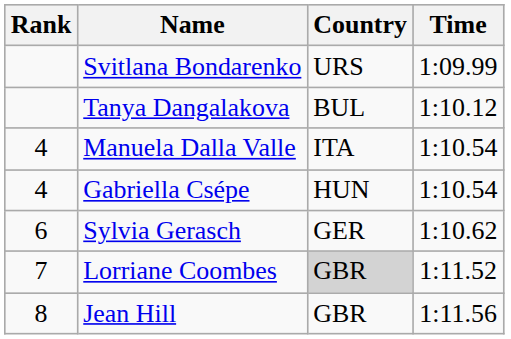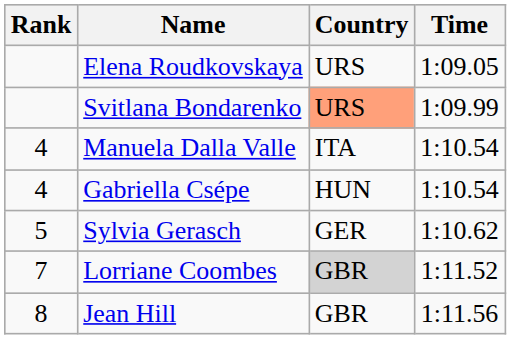+ row: (193, 66)
(339, 66) no background -> (340, 107) lightsalmon background
- row: (186, 107)
(41, 230) 6 -> (41, 230) 5
